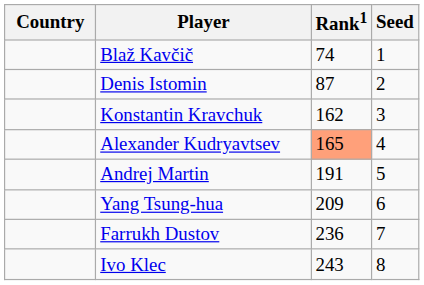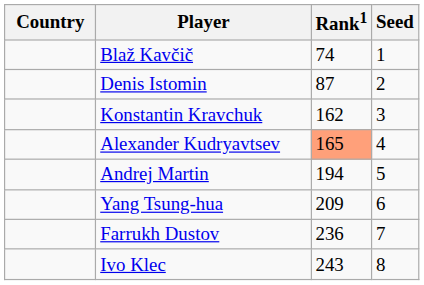(330, 174) 191 -> (330, 174) 194
